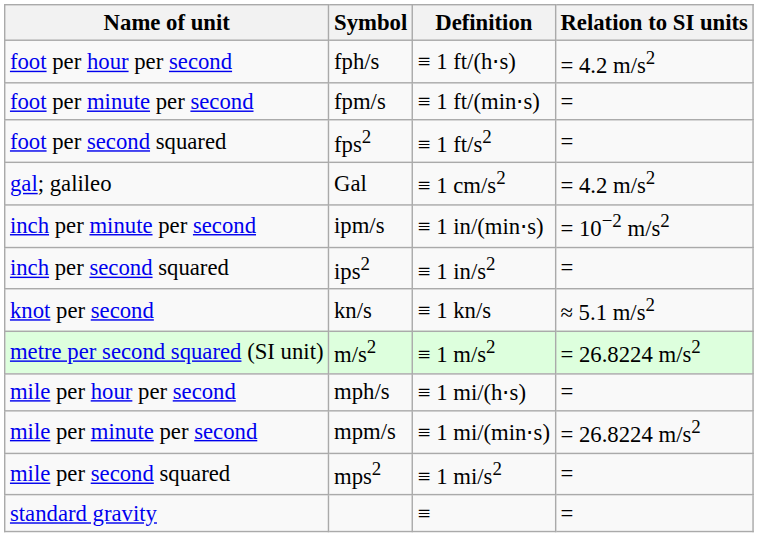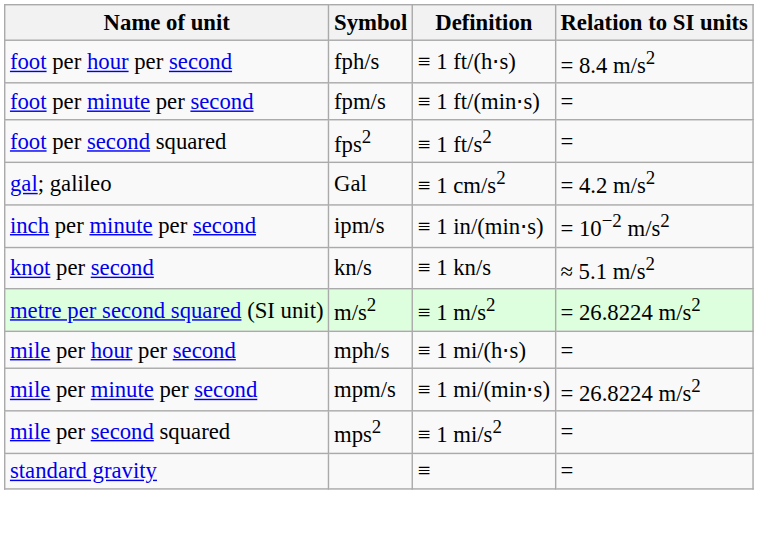(608, 61) = 4.2 m/s2 -> (608, 61) = 8.4 m/s2
- row: (119, 267)
